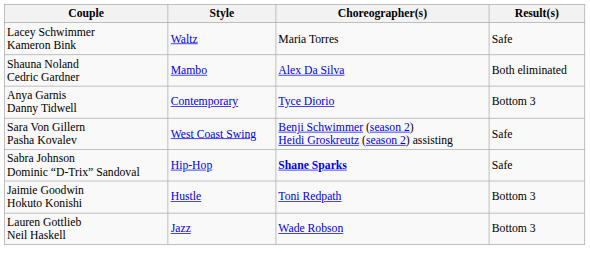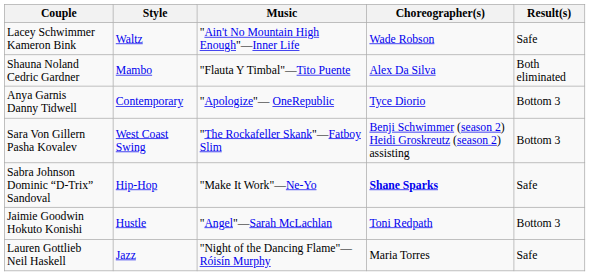+ column: (282, 13)
(309, 38) Maria Torres -> (402, 38) Wade Robson
(502, 133) Safe -> (539, 140) Bottom 3
(311, 228) Wade Robson -> (400, 255) Maria Torres
(514, 228) Bottom 3 -> (527, 255) Safe
